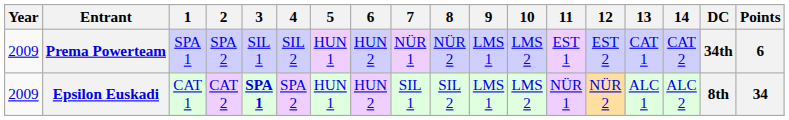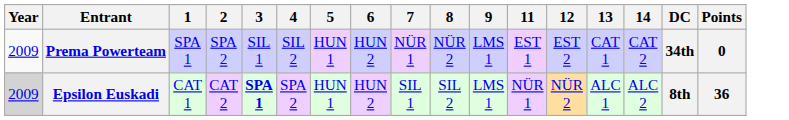- column: (527, 16)
(760, 50) 6 -> (722, 50) 0
(23, 93) no background -> (23, 93) lightgrey background
(760, 93) 34 -> (722, 93) 36
